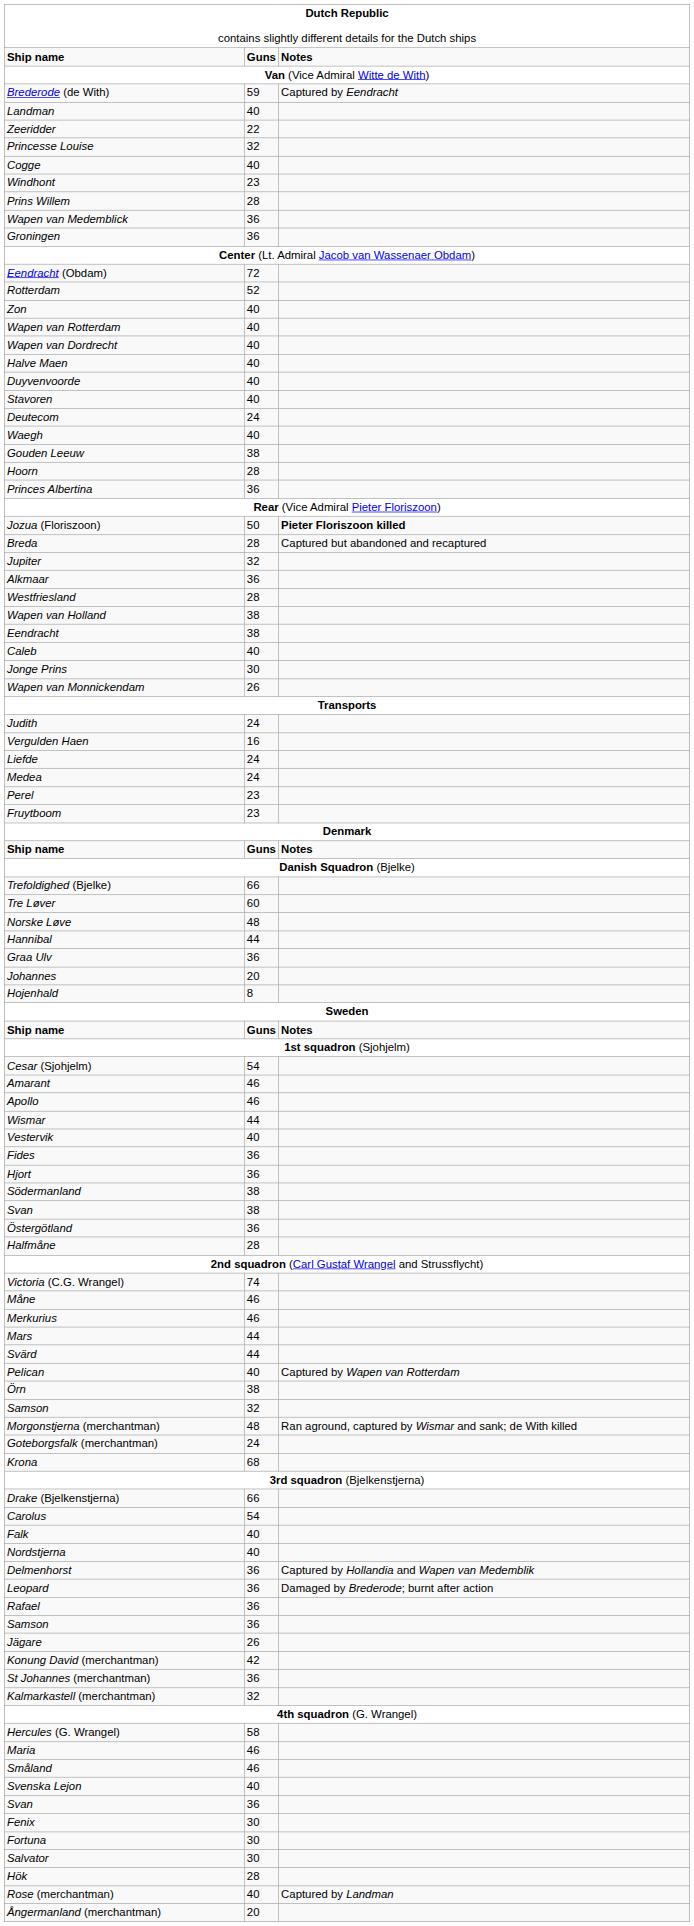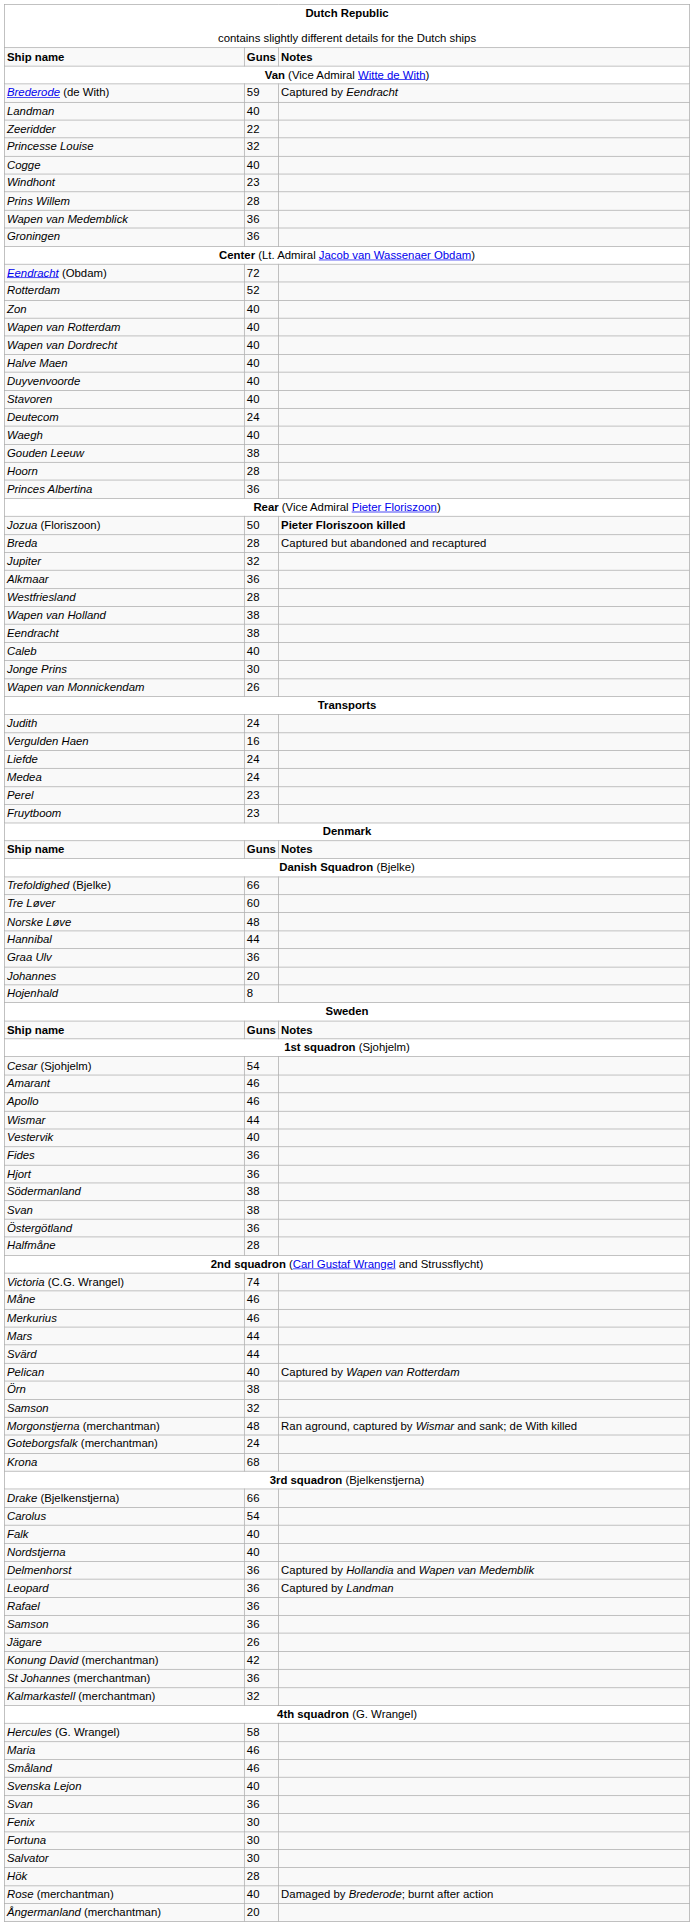(387, 1588) Damaged by Brederode; burnt after action -> (337, 1588) Captured by Landman
(337, 1894) Captured by Landman -> (387, 1894) Damaged by Brederode; burnt after action
